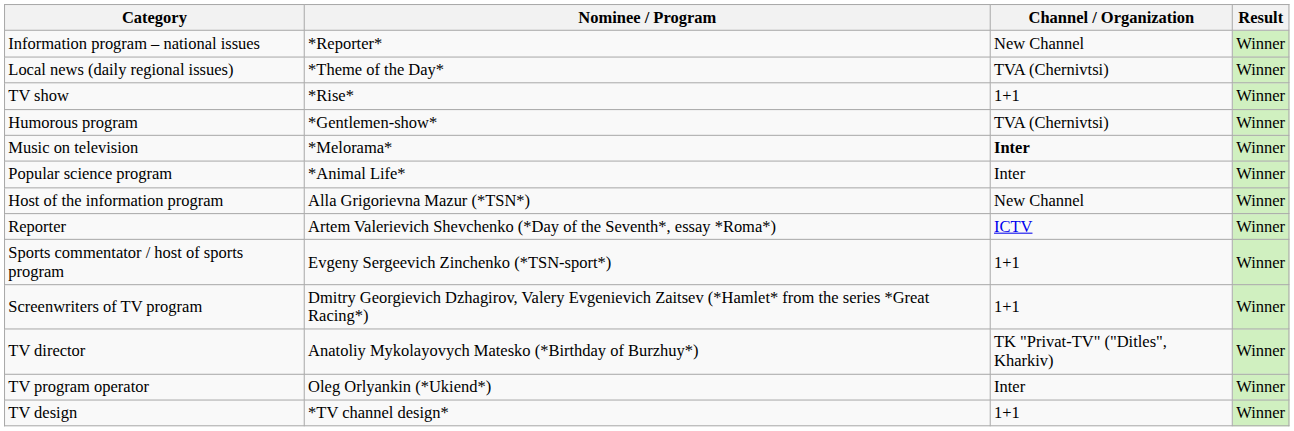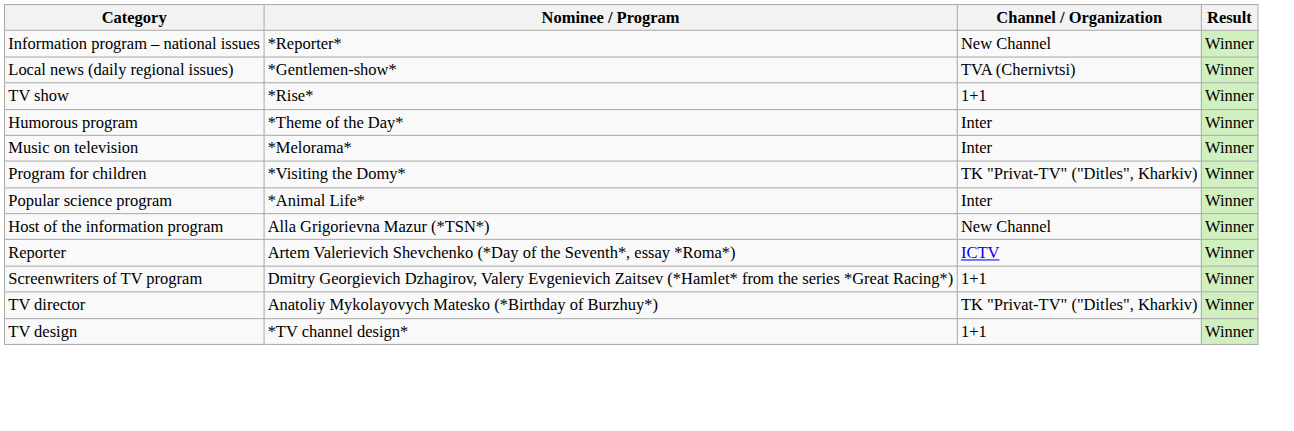(376, 69) *Theme of the Day* -> (332, 69) *Gentlemen-show*
(373, 122) *Gentlemen-show* -> (336, 122) *Theme of the Day*
(1051, 122) TVA (Chernivtsi) -> (976, 122) Inter
(1012, 148) bold -> (976, 148) normal
+ row: (77, 174)
- row: (126, 262)
- row: (79, 386)
